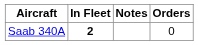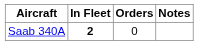columns swapped: (171, 13) <-> (132, 13)
